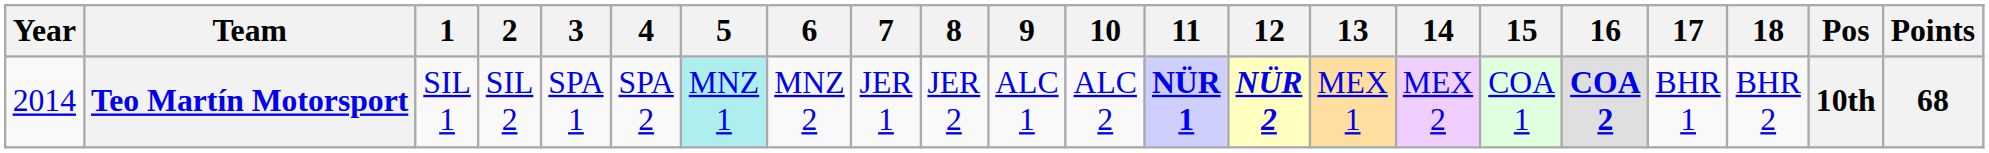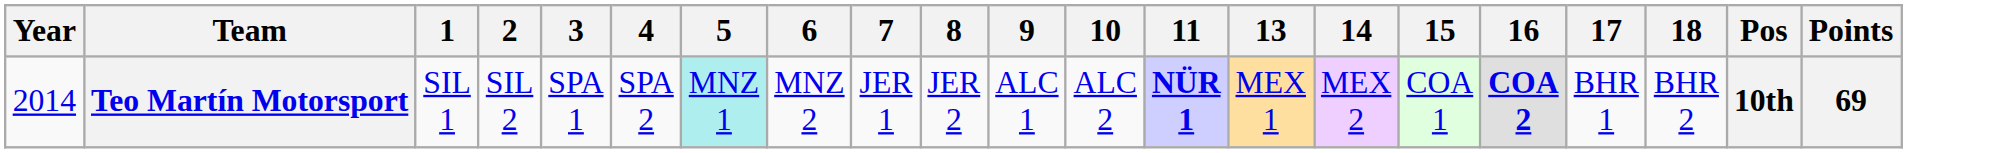- column: (1269, 30)
(1933, 101) 68 -> (1851, 101) 69
